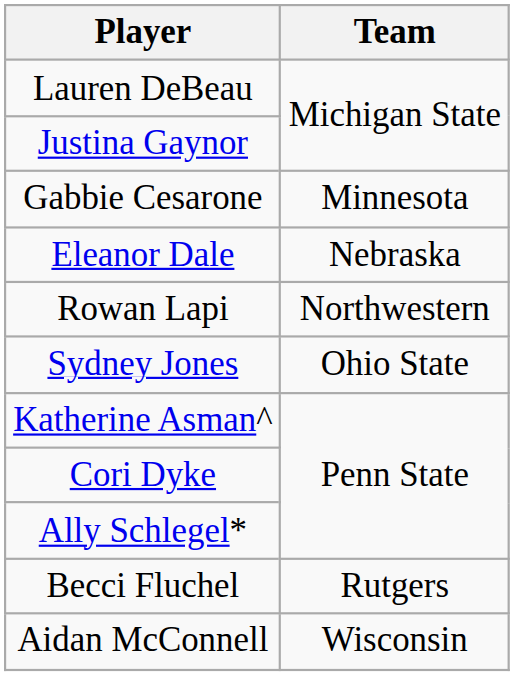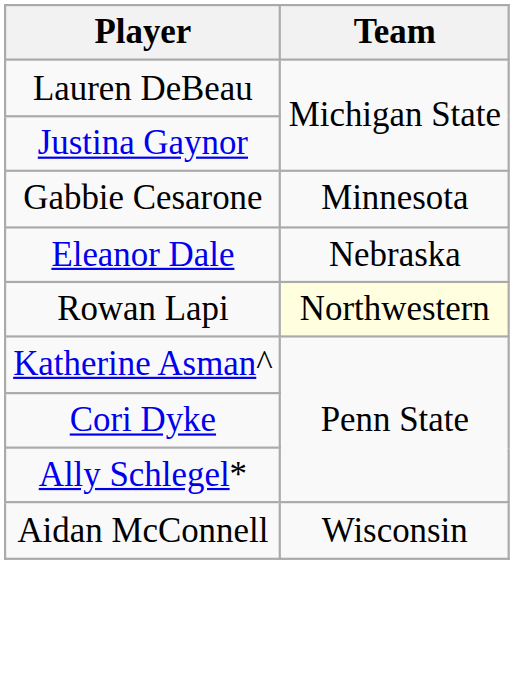(395, 308) no background -> (395, 308) lightyellow background
- row: (143, 364)
- row: (143, 585)
